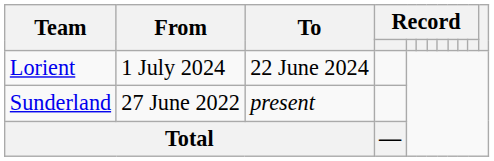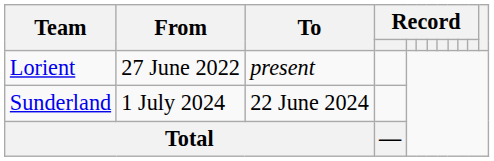(173, 67) 1 July 2024 -> (181, 67) 27 June 2022
(310, 67) 22 June 2024 -> (283, 67) present
(181, 102) 27 June 2022 -> (173, 102) 1 July 2024
(283, 102) present -> (310, 102) 22 June 2024
